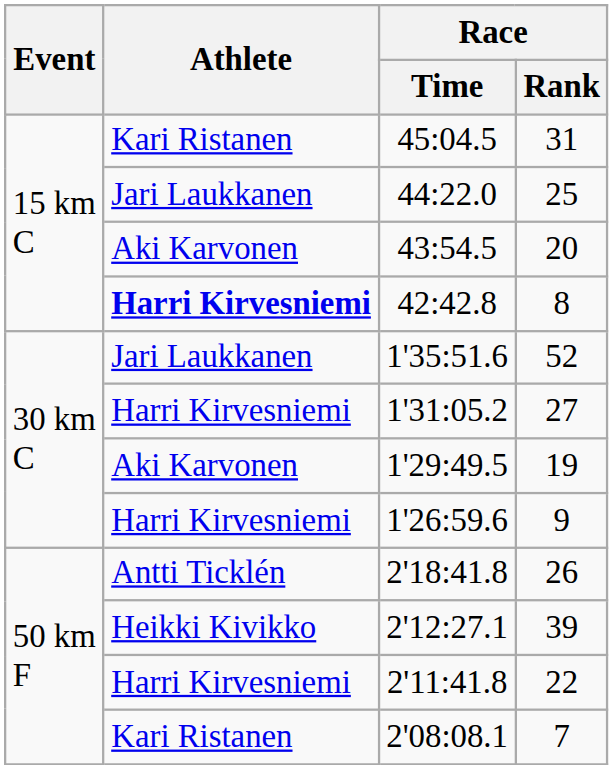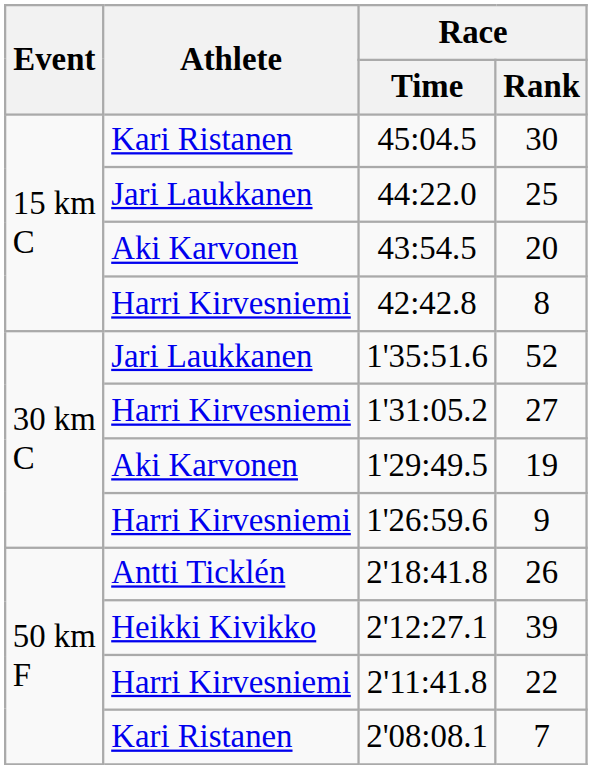(562, 140) 31 -> (542, 140) 30
(241, 302) bold -> (231, 302) normal
